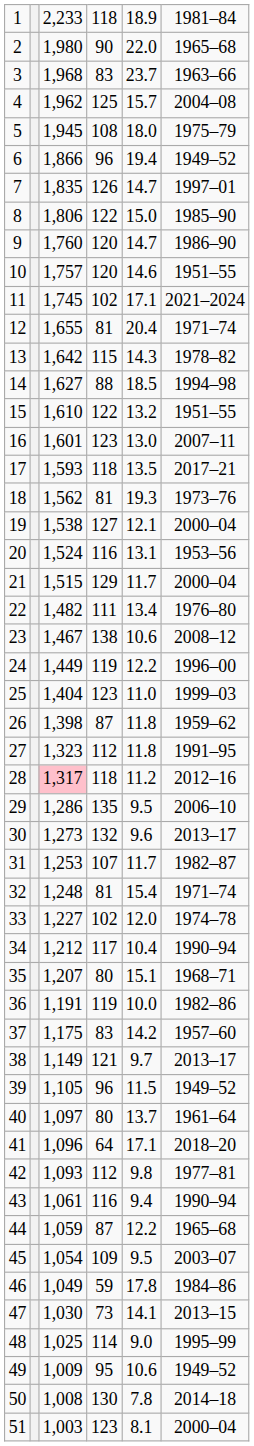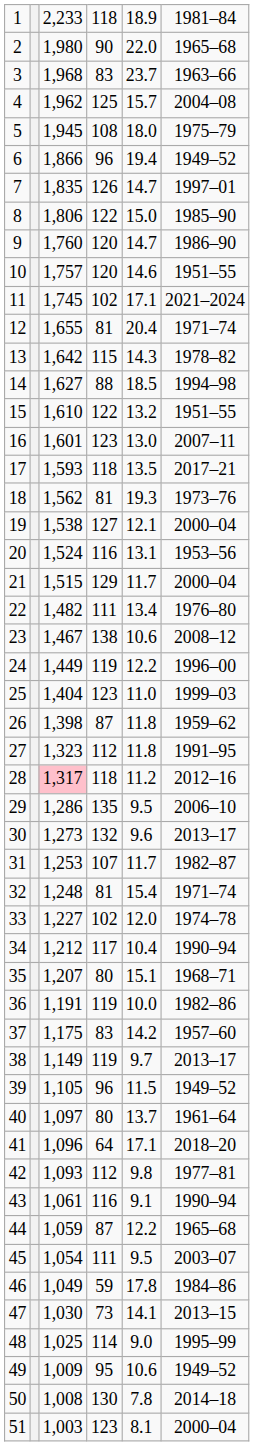(104, 1060) 121 -> (104, 1060) 119
(141, 1201) 9.4 -> (141, 1201) 9.1
(104, 1257) 109 -> (104, 1257) 111
